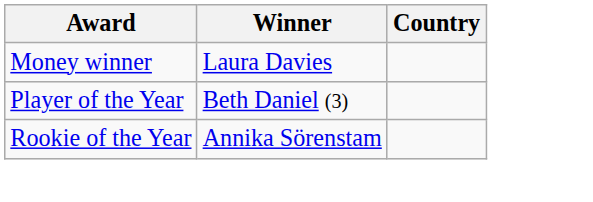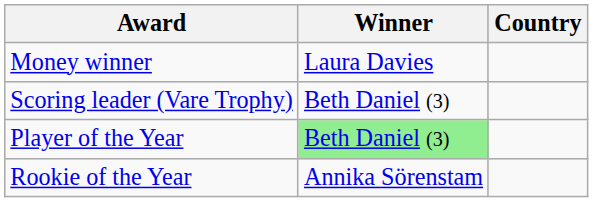+ row: (152, 100)
(275, 100) no background -> (377, 138) lightgreen background
